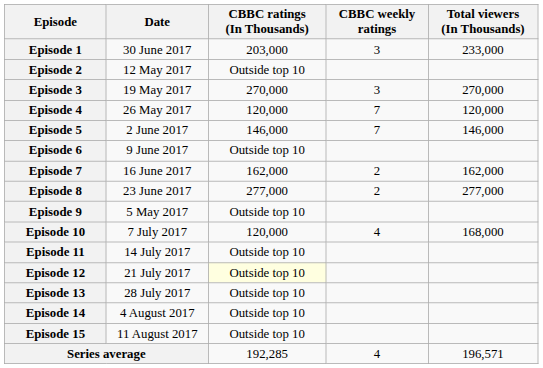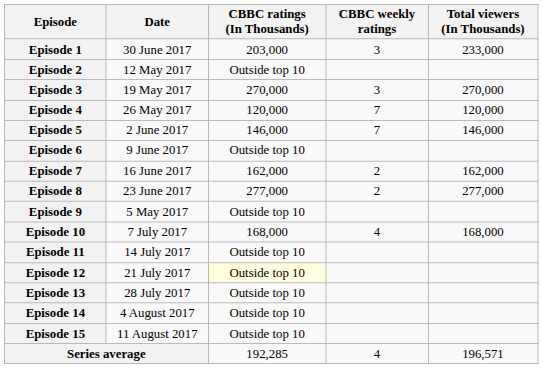(267, 232) 120,000 -> (267, 232) 168,000
